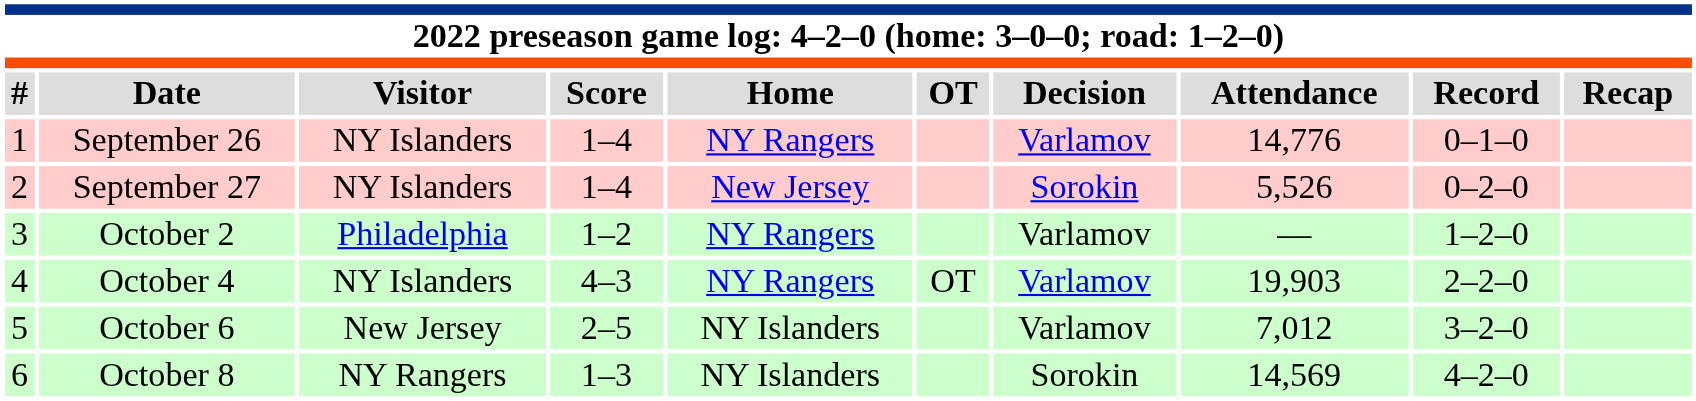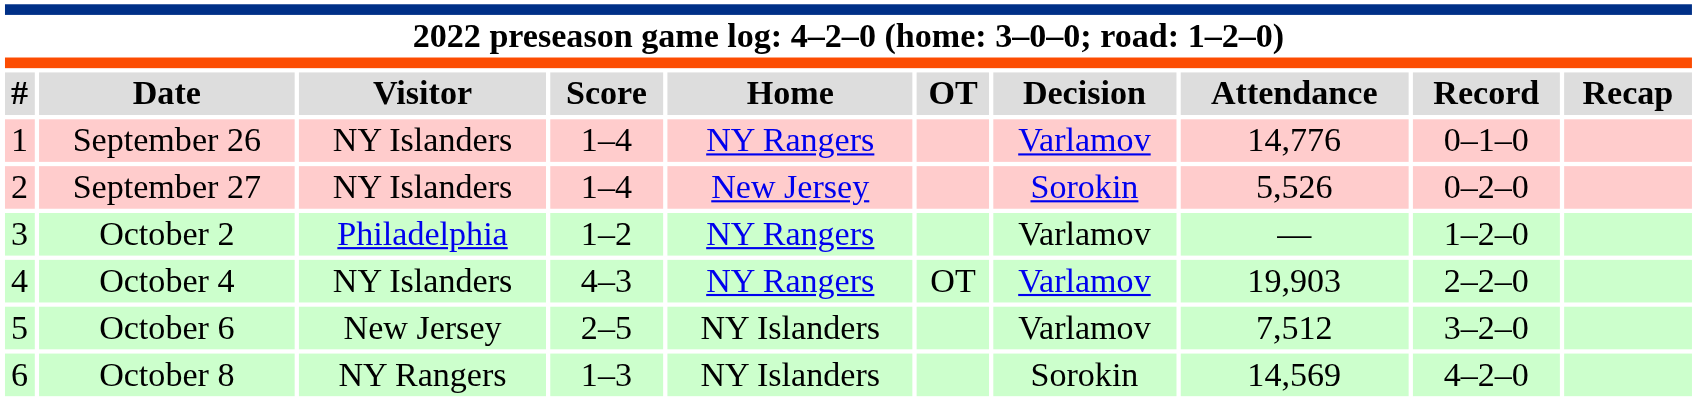(1294, 327) 7,012 -> (1294, 327) 7,512
